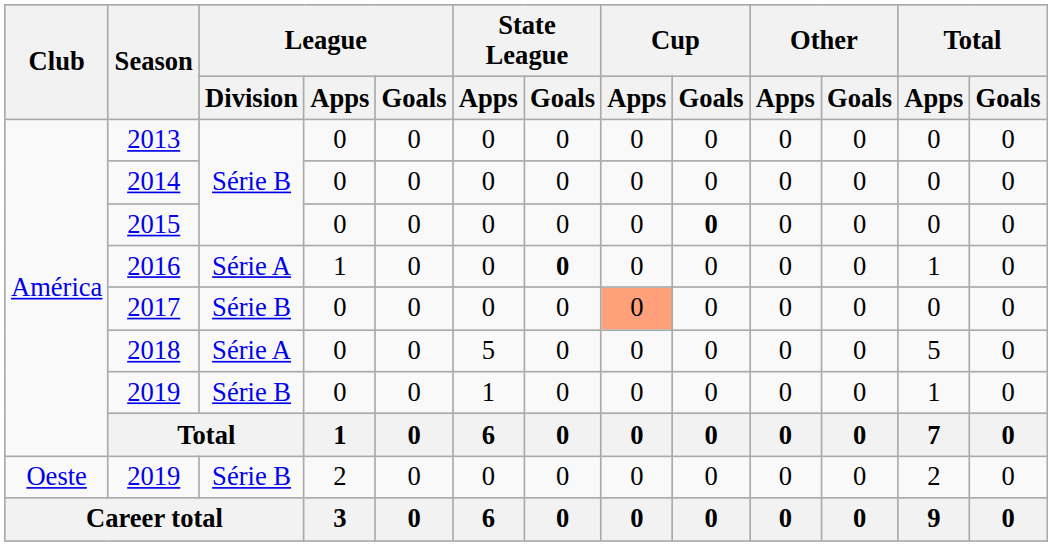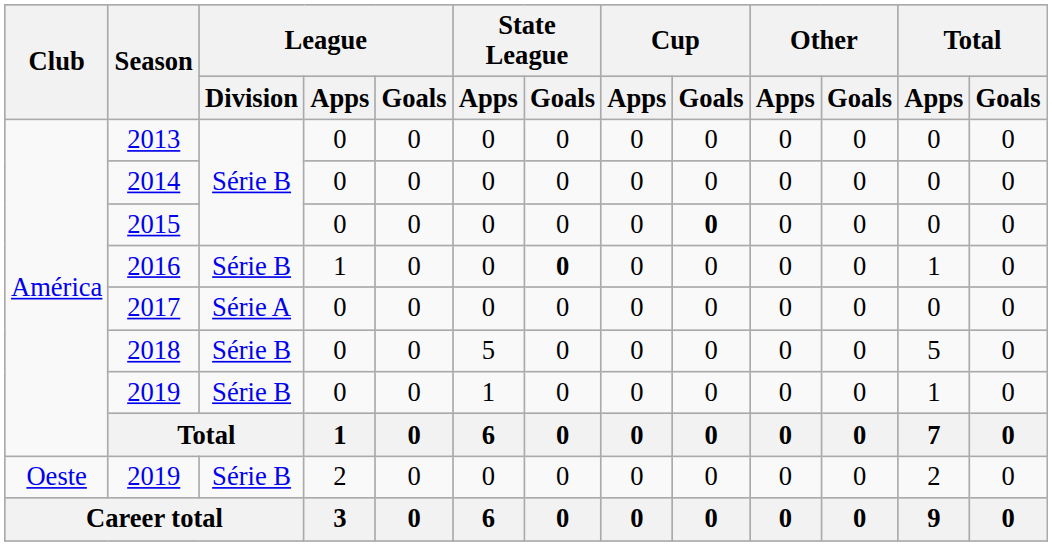(252, 266) Série A -> (252, 266) Série B
(252, 308) Série B -> (252, 308) Série A
(637, 308) lightsalmon background -> (637, 308) no background
(252, 350) Série A -> (252, 350) Série B
